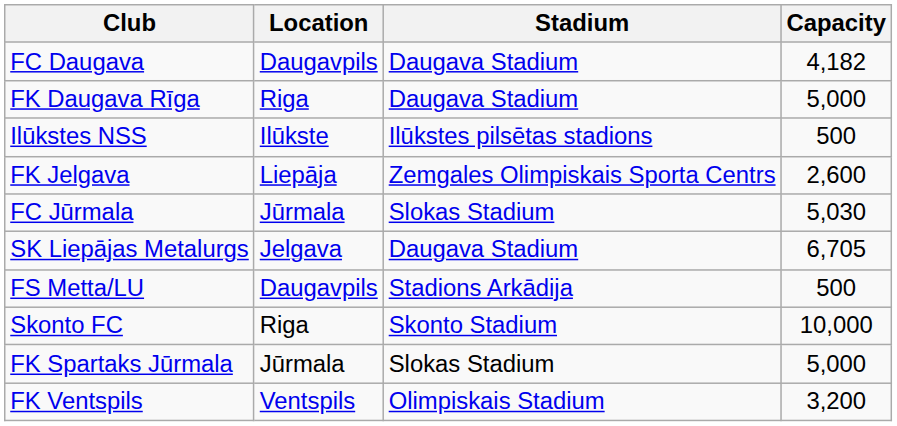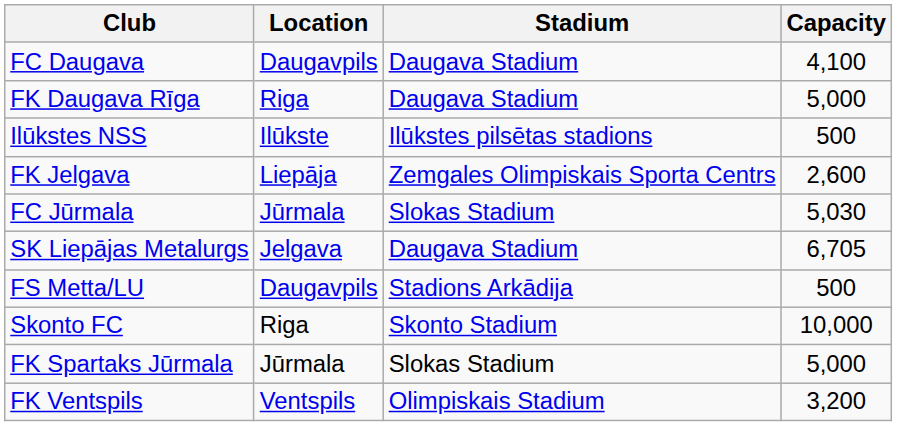(836, 61) 4,182 -> (836, 61) 4,100
